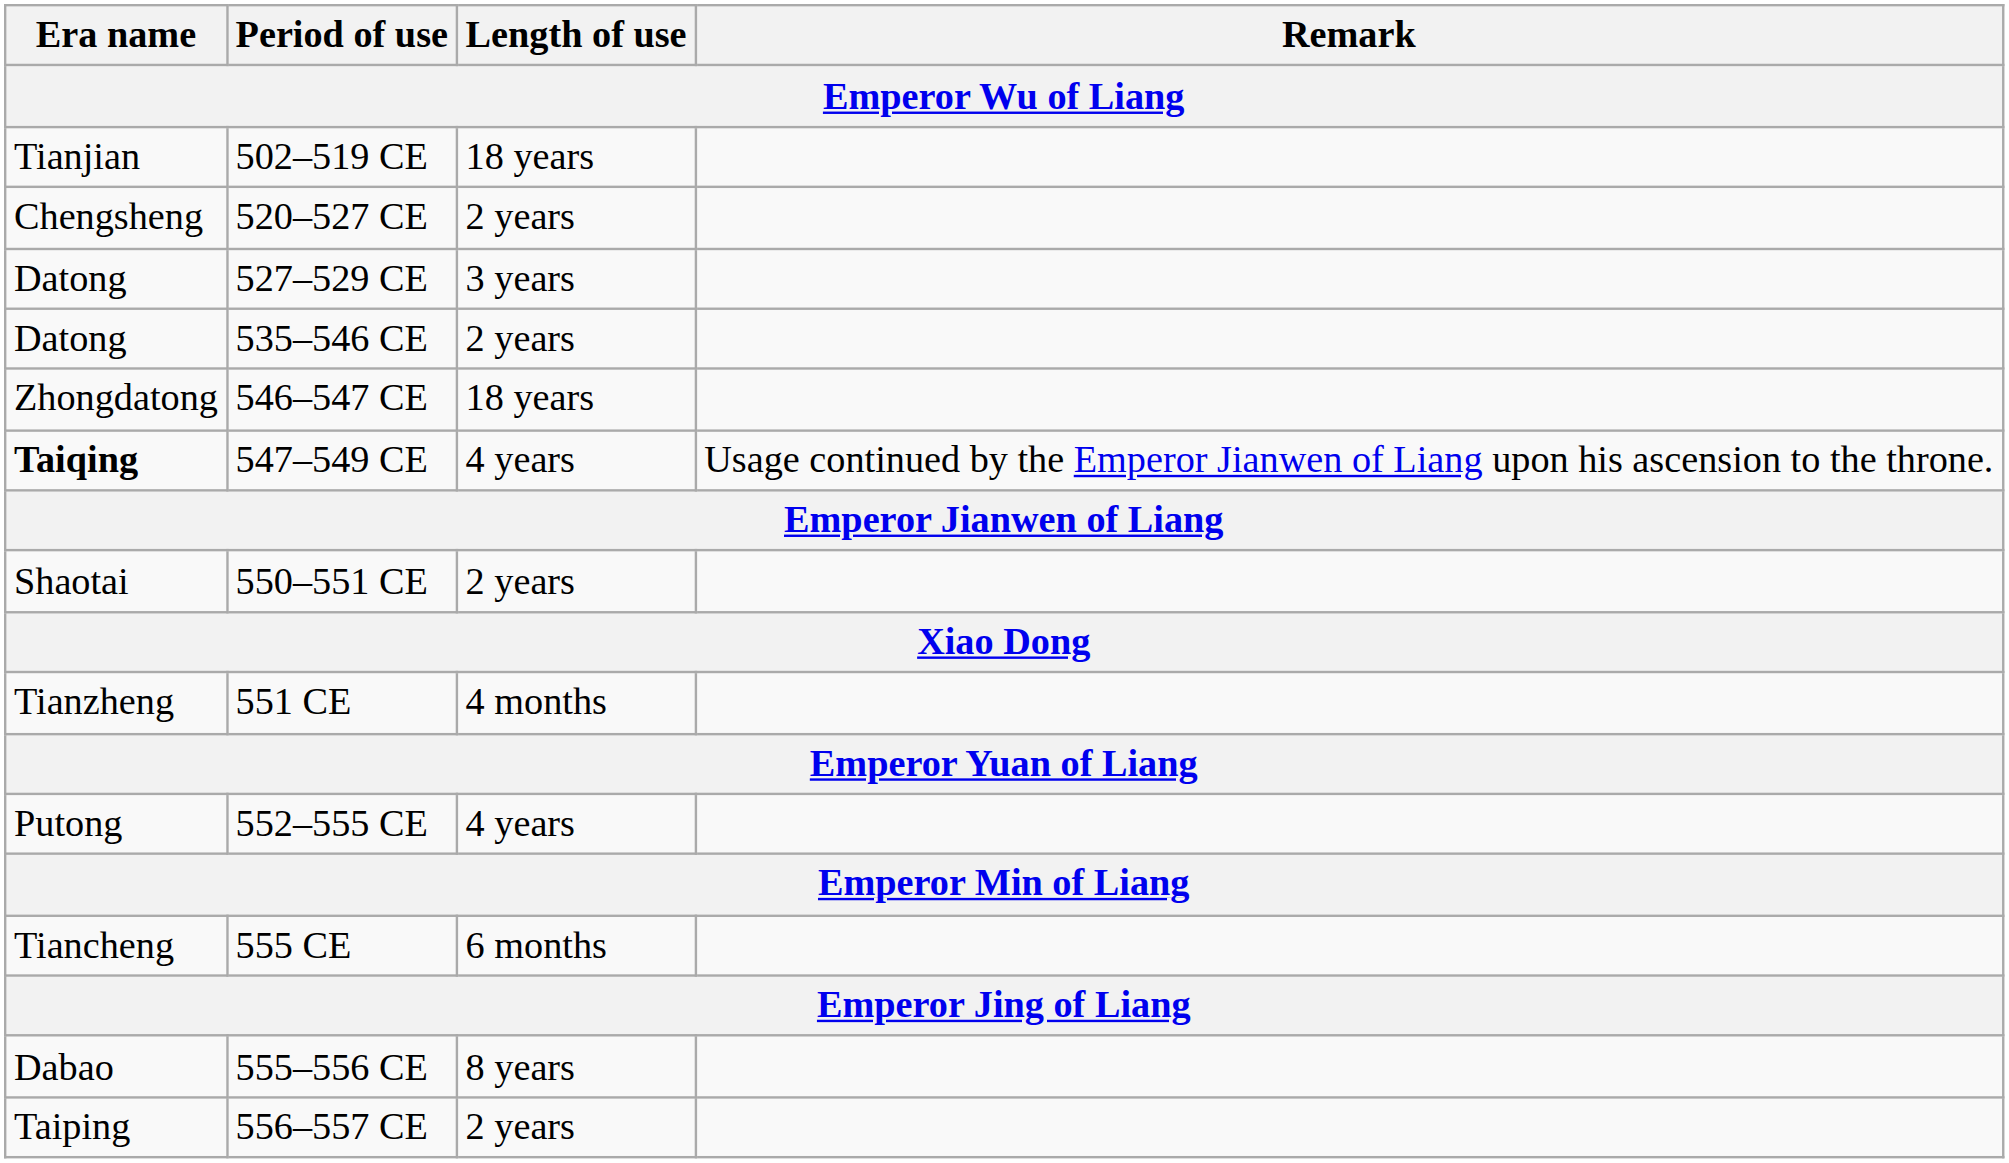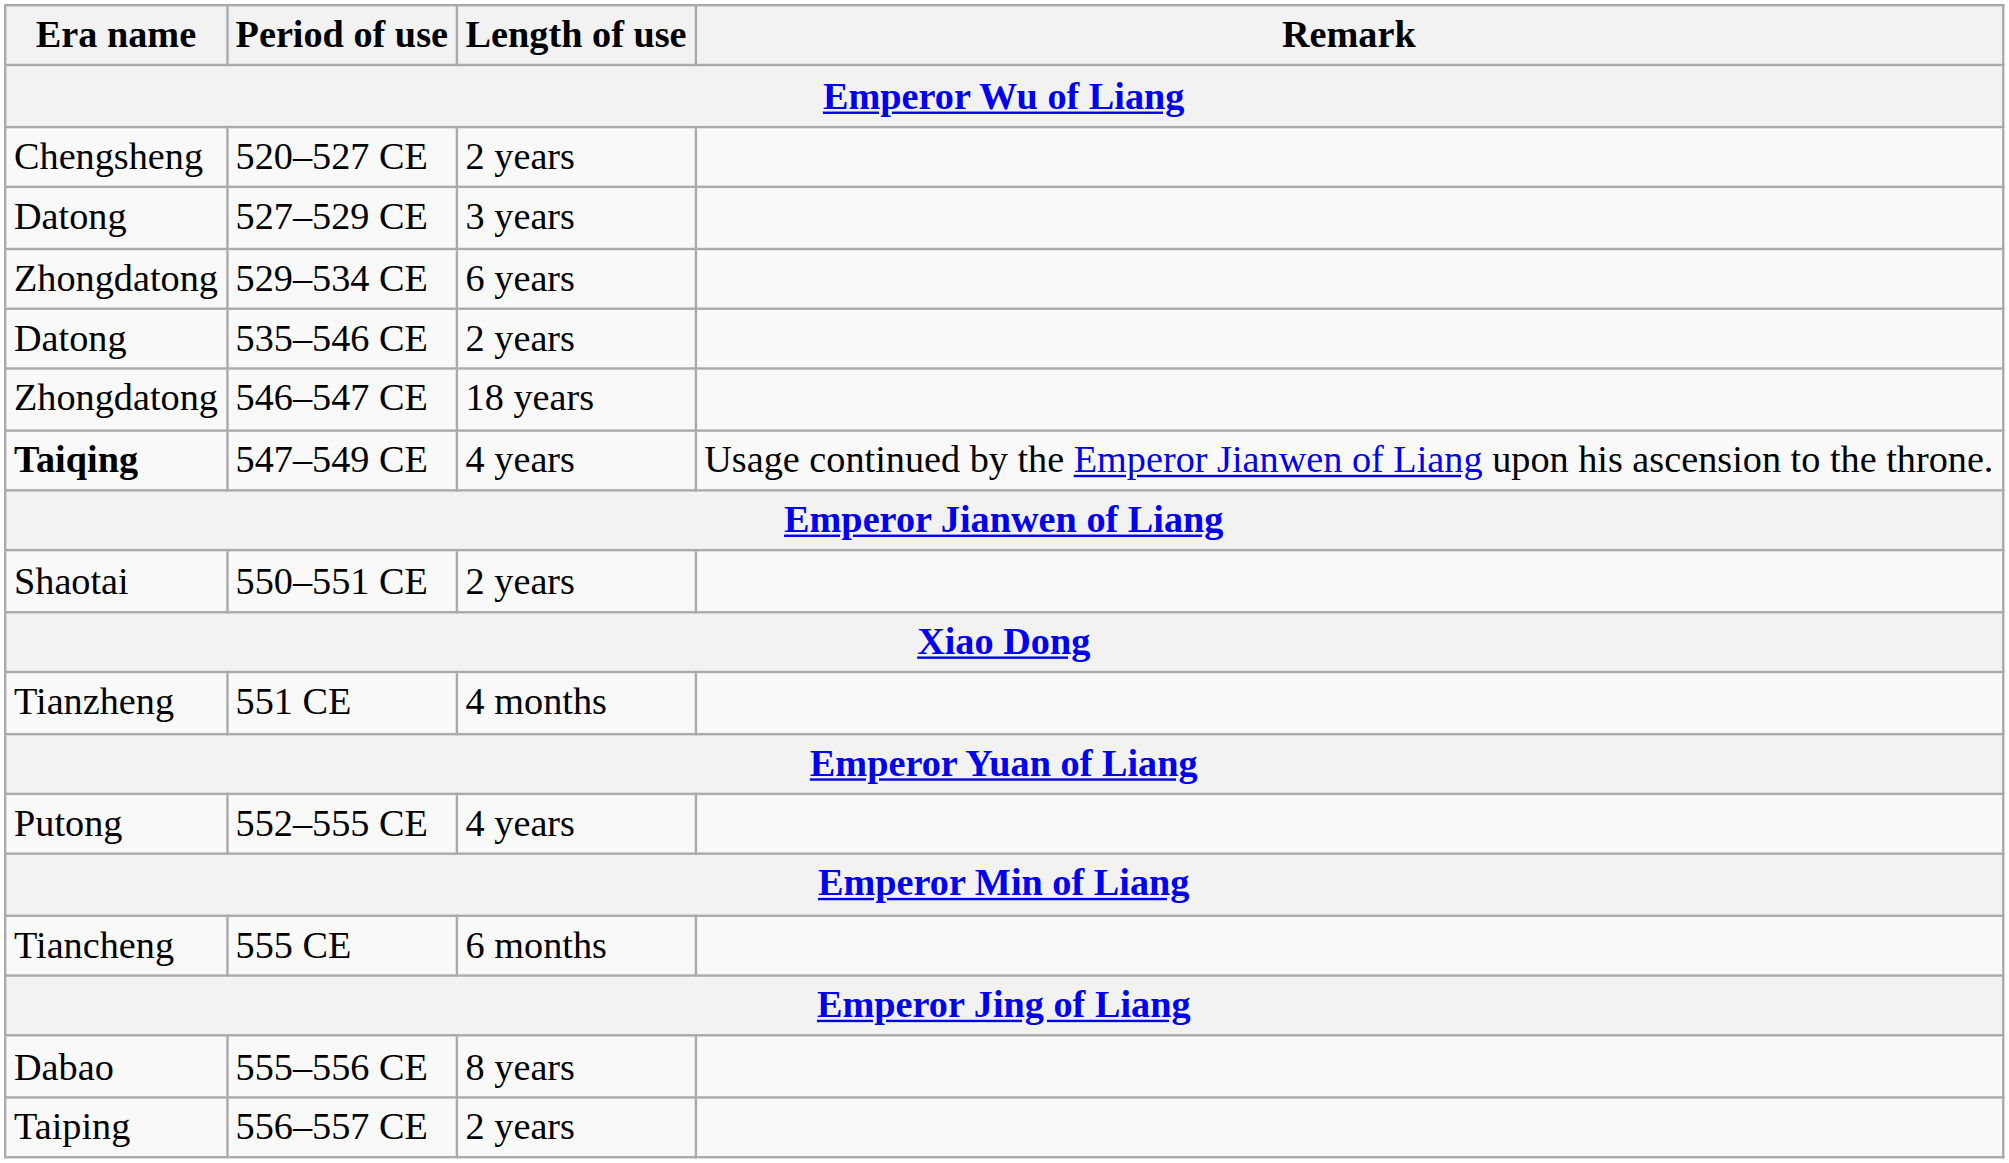- row: (332, 156)
+ row: (332, 277)
